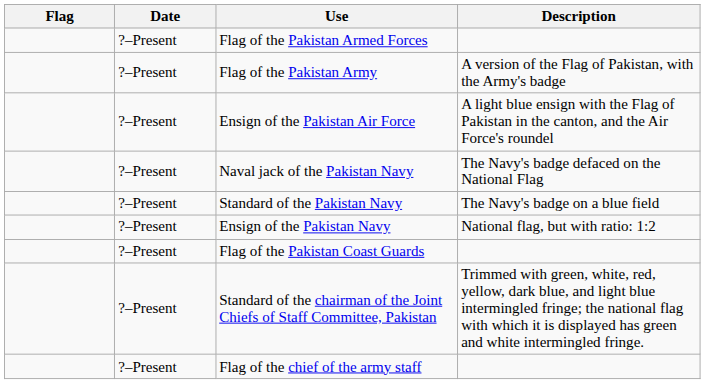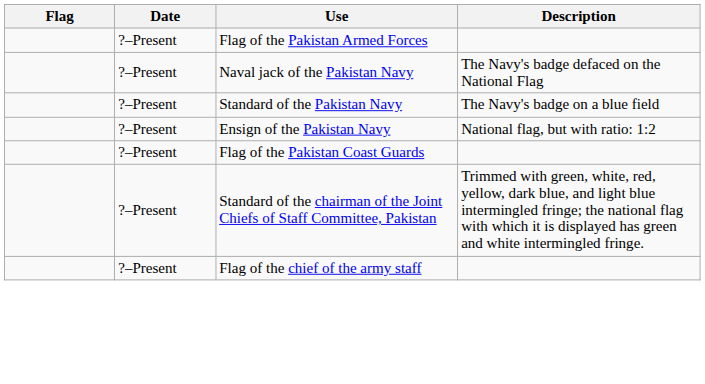- row: (298, 72)
- row: (317, 121)
